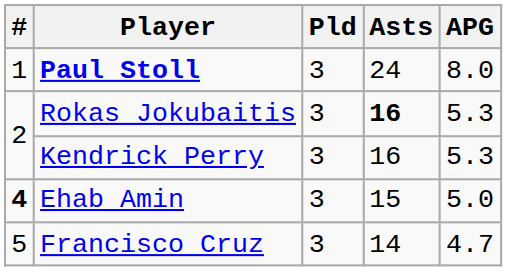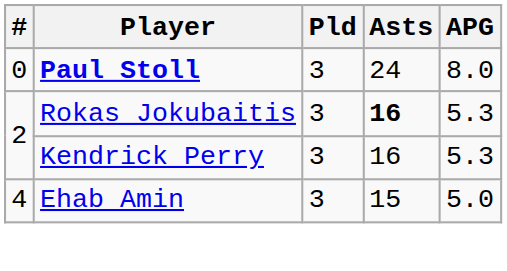(19, 70) 1 -> (19, 70) 0
(19, 200) bold -> (19, 200) normal
- row: (152, 244)
